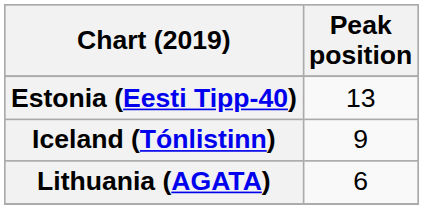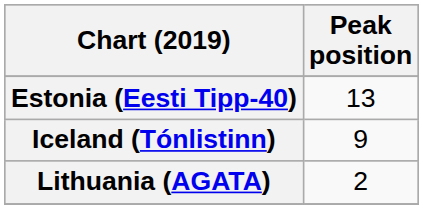(361, 181) 6 -> (361, 181) 2
